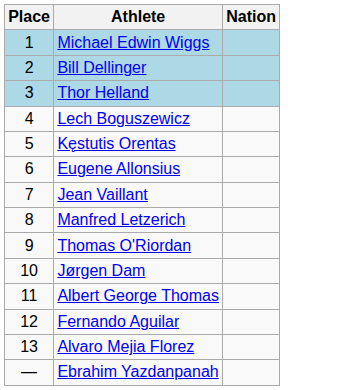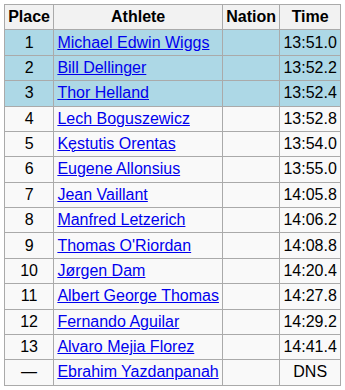+ column: (310, 17)
